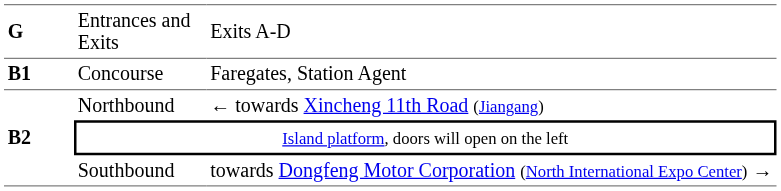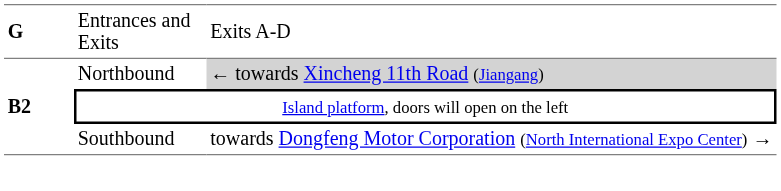- row: (121, 73)
(377, 105) no background -> (377, 73) lightgrey background
